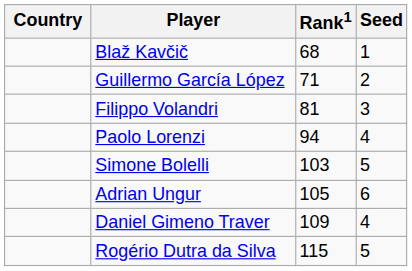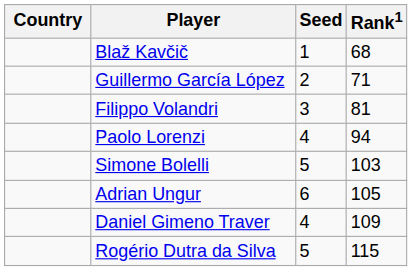columns swapped: (326, 21) <-> (381, 21)
